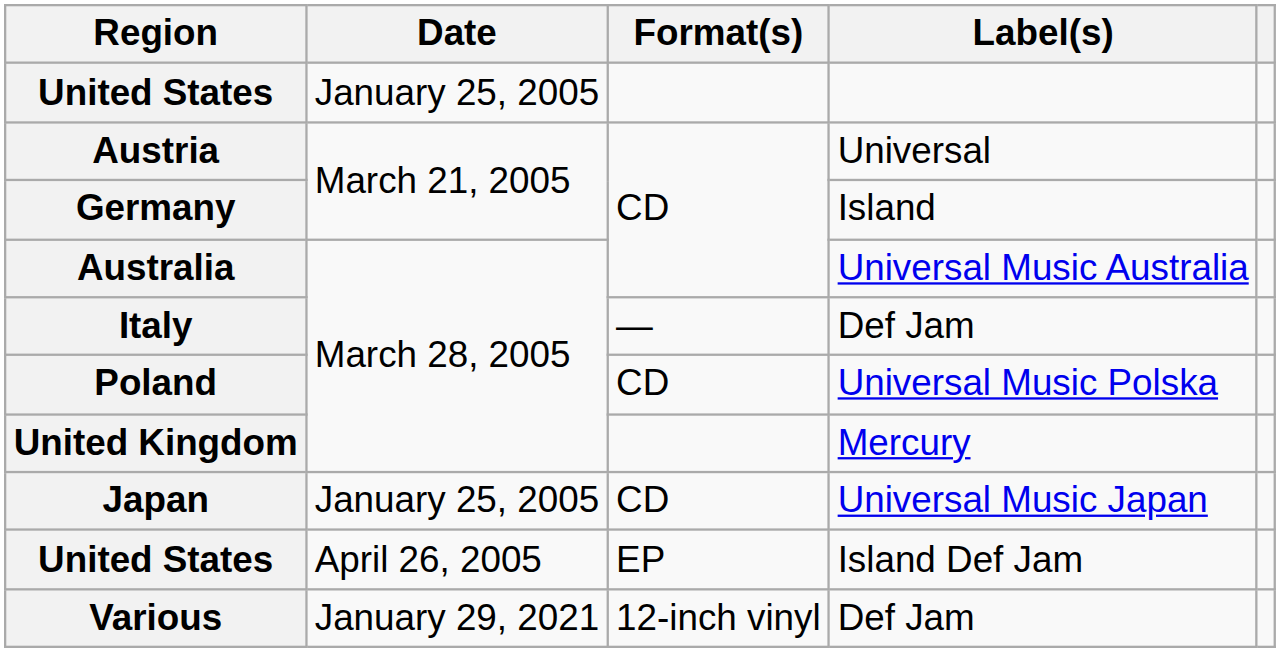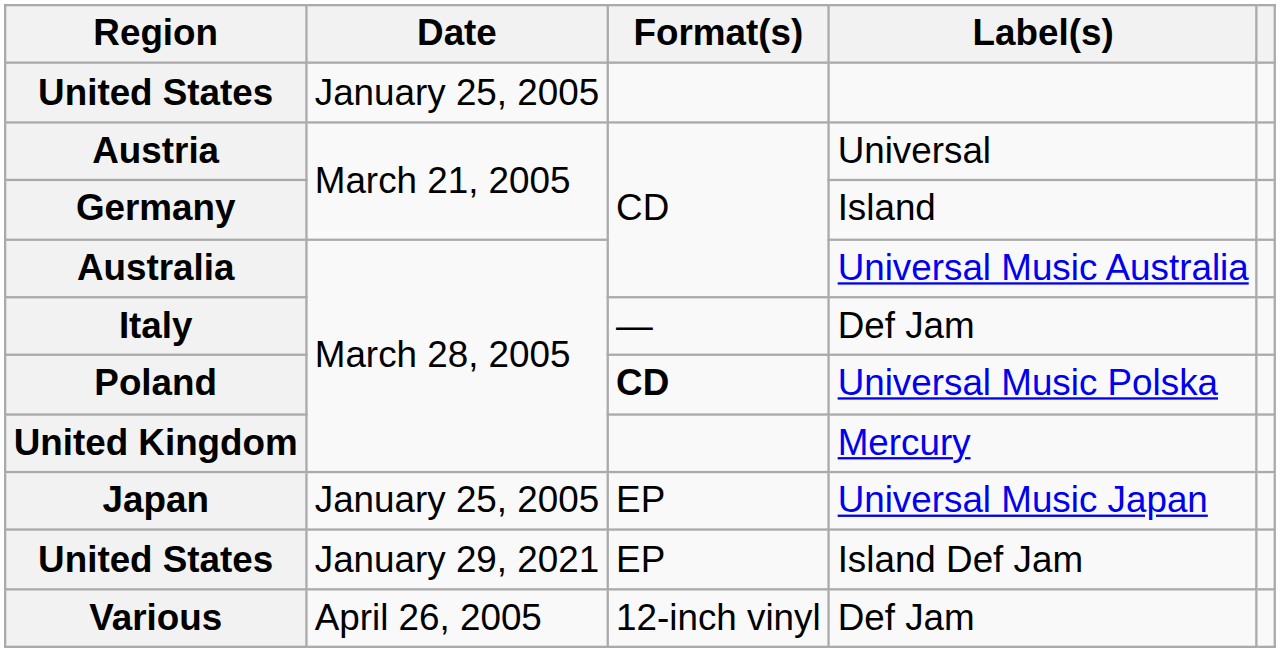(643, 383) normal -> (643, 383) bold
(643, 500) CD -> (641, 500) EP
(428, 558) April 26, 2005 -> (457, 558) January 29, 2021
(457, 617) January 29, 2021 -> (428, 617) April 26, 2005
